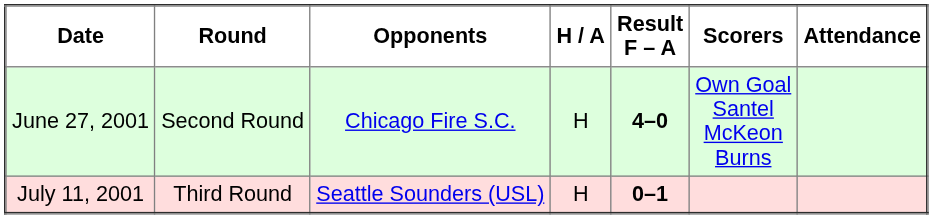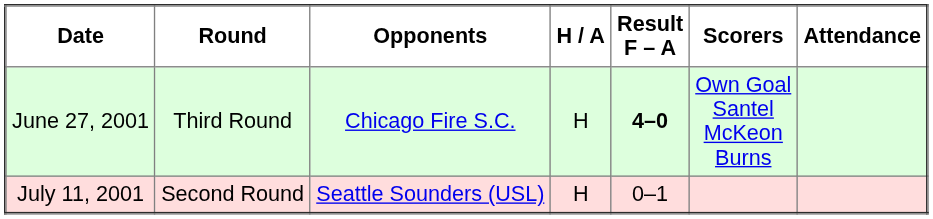(233, 121) Second Round -> (233, 121) Third Round
(233, 194) Third Round -> (233, 194) Second Round
(650, 194) bold -> (650, 194) normal
